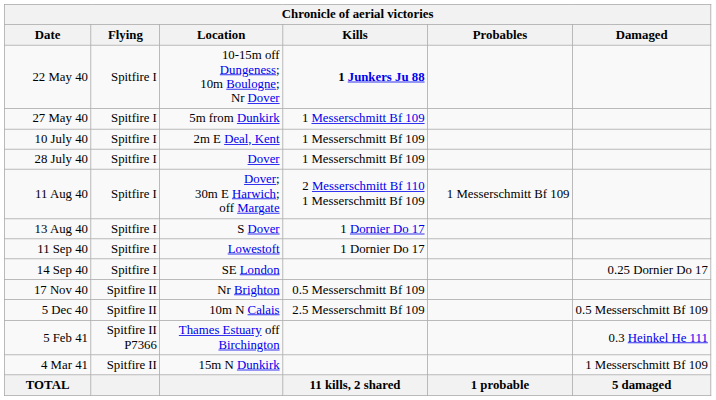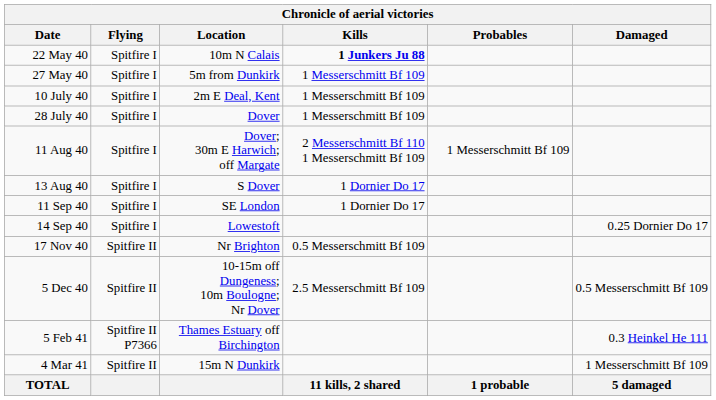(240, 76) 10-15m off Dungeness; 10m Boulogne; Nr Dover -> (244, 55) 10m N Calais
(254, 249) Lowestoft -> (251, 205) SE London
(251, 269) SE London -> (254, 226) Lowestoft
(244, 309) 10m N Calais -> (240, 288) 10-15m off Dungeness; 10m Boulogne; Nr Dover
